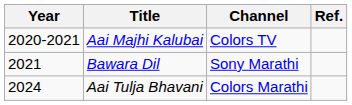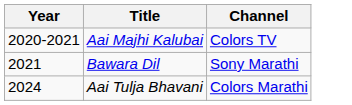- column: (329, 16)
